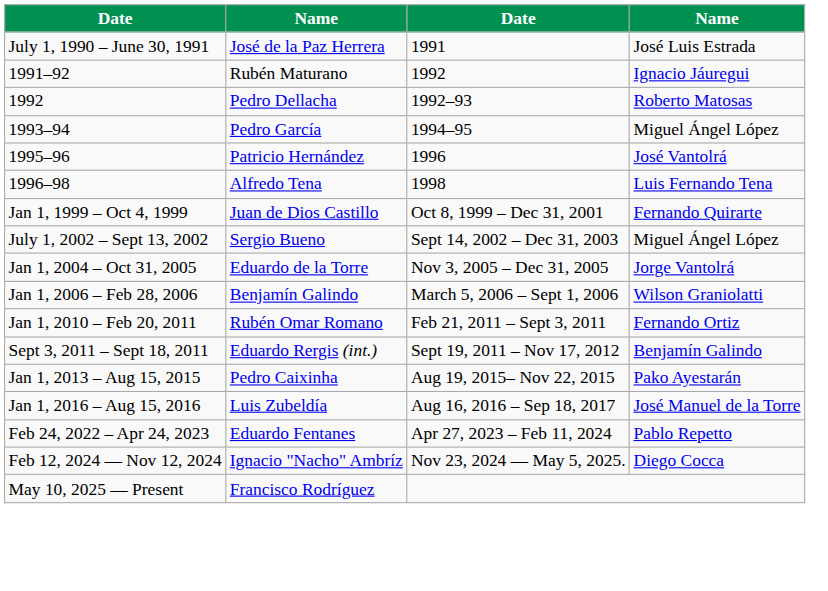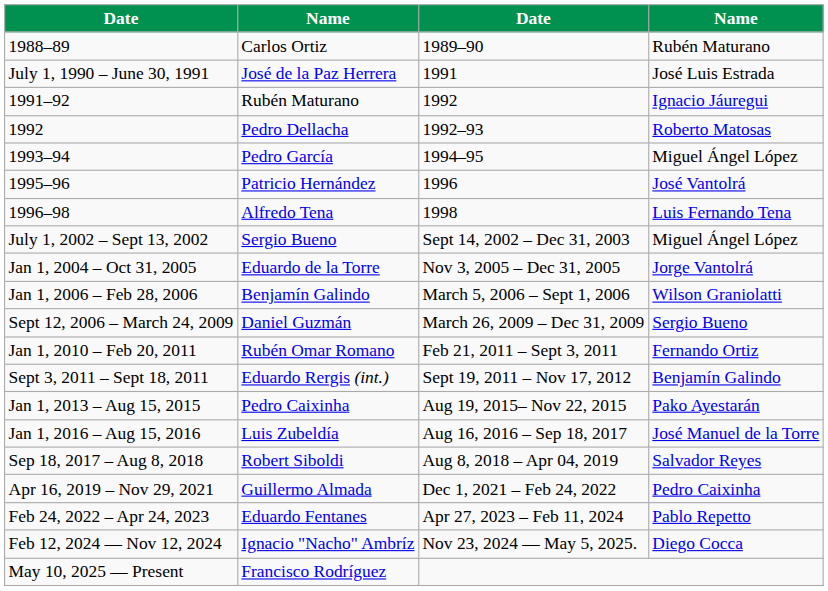+ row: (39, 45)
- row: (98, 211)
+ row: (121, 322)
+ row: (106, 460)
+ row: (111, 488)
